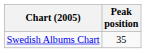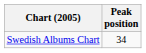(121, 39) 35 -> (121, 39) 34
